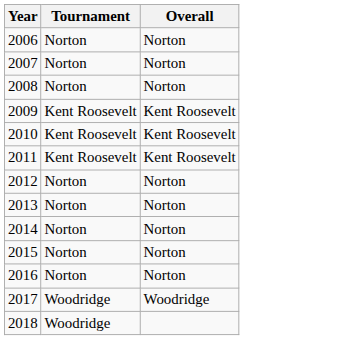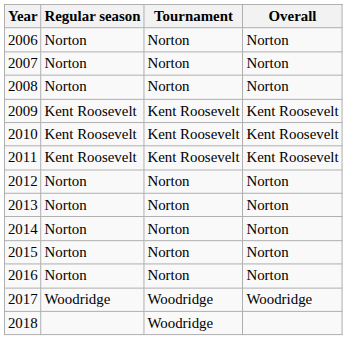+ column: (93, 16)
